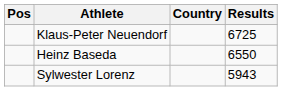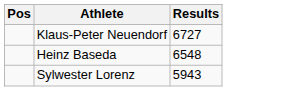- column: (197, 14)
(242, 34) 6725 -> (187, 34) 6727
(242, 55) 6550 -> (187, 55) 6548
